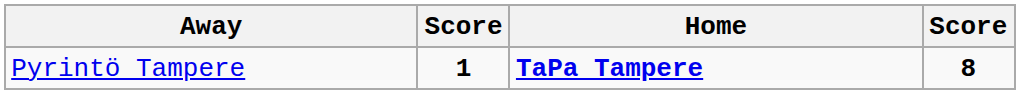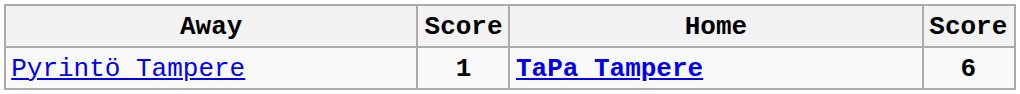(968, 69) 8 -> (968, 69) 6
